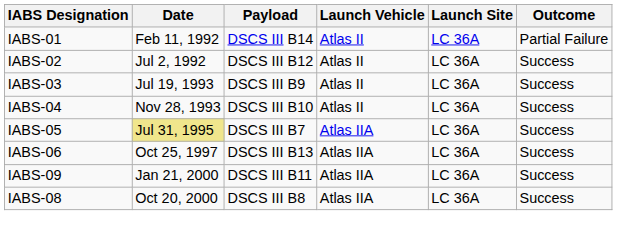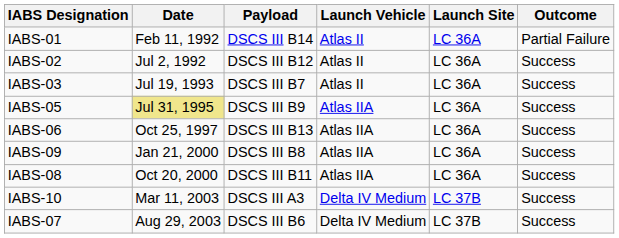(266, 84) DSCS III B9 -> (266, 84) DSCS III B7
- row: (35, 107)
(266, 130) DSCS III B7 -> (266, 107) DSCS III B9
(270, 175) DSCS III B11 -> (266, 152) DSCS III B8
(266, 198) DSCS III B8 -> (270, 175) DSCS III B11
+ row: (35, 198)
+ row: (35, 221)
